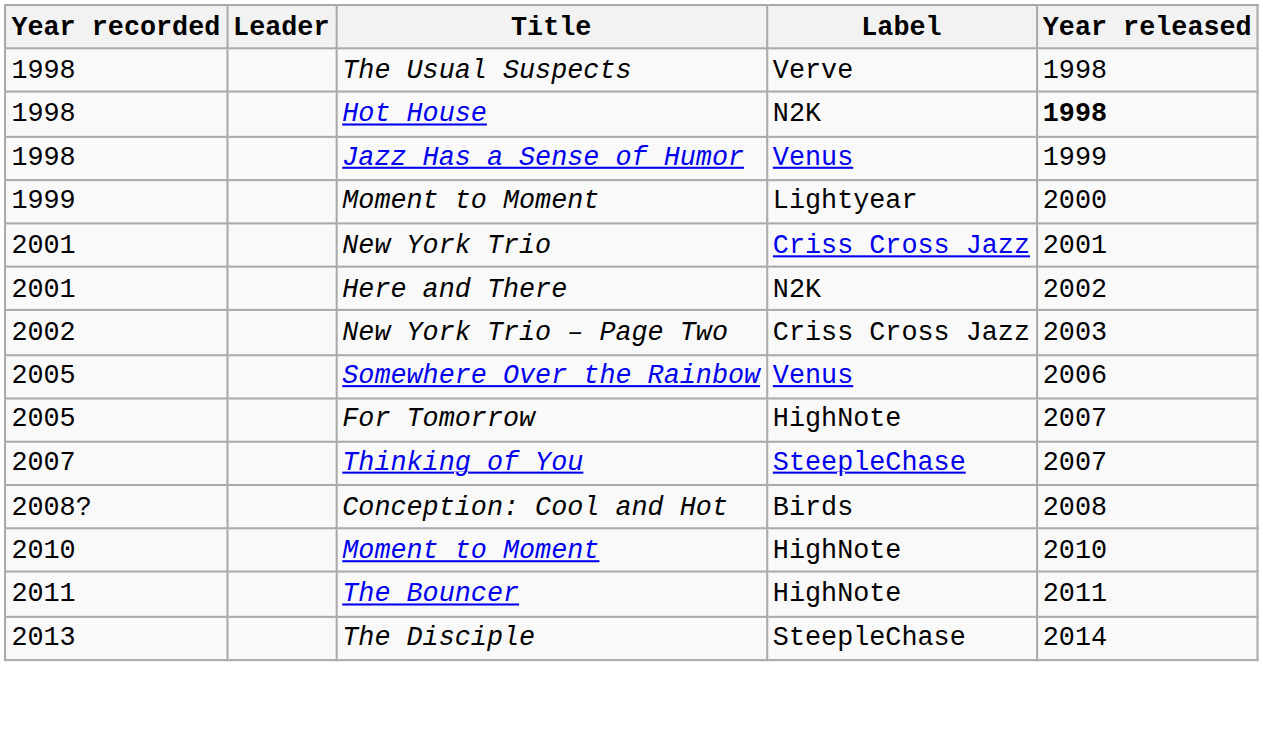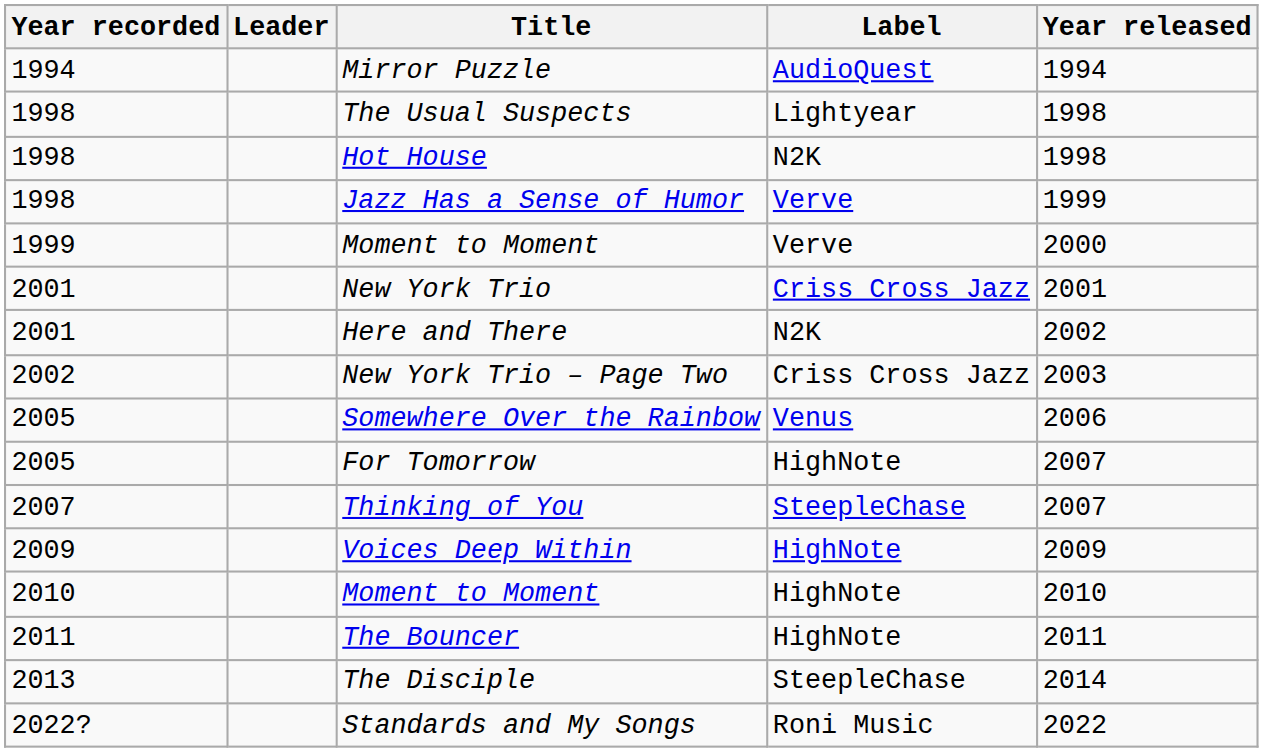+ row: (44, 70)
(813, 70) Verve -> (845, 114) Lightyear
(1075, 114) bold -> (1075, 158) normal
(813, 158) Venus -> (813, 201) Verve
(845, 201) Lightyear -> (813, 245) Verve
- row: (52, 507)
+ row: (44, 551)
+ row: (52, 725)
